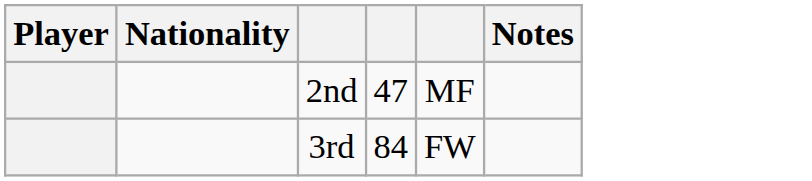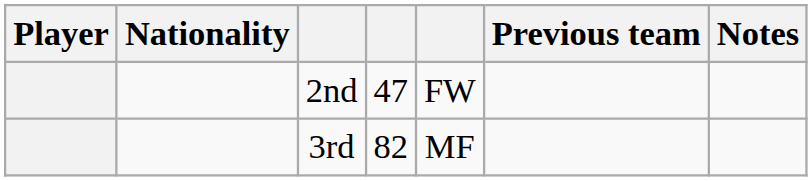+ column: (596, 33)
(450, 90) MF -> (450, 90) FW
(391, 146) 84 -> (391, 146) 82
(450, 146) FW -> (450, 146) MF
